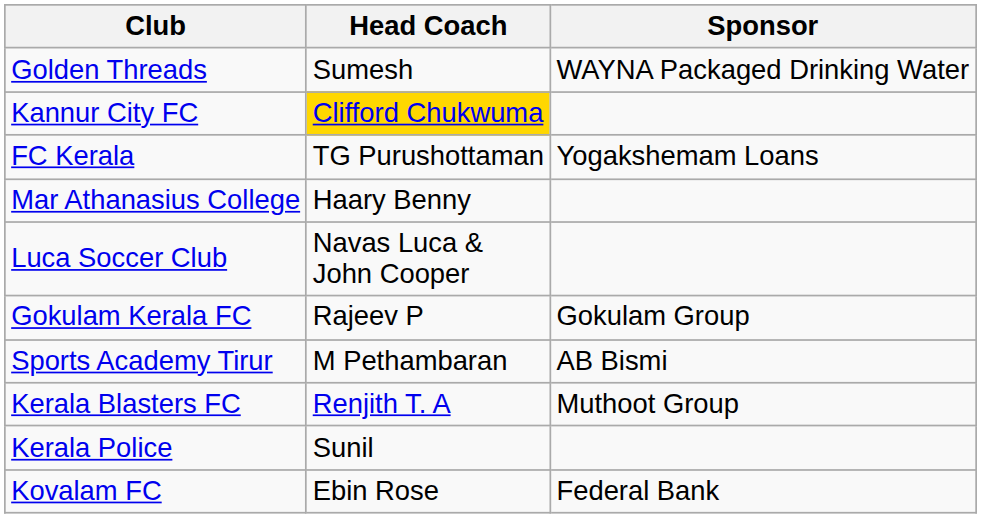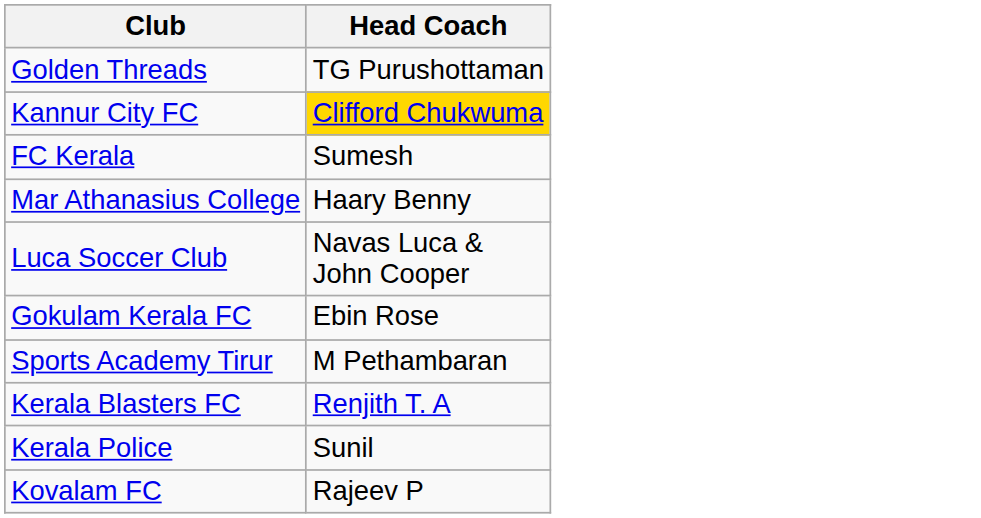- column: (763, 26)
(363, 69) Sumesh -> (428, 69) TG Purushottaman
(428, 156) TG Purushottaman -> (363, 156) Sumesh
(368, 317) Rajeev P -> (376, 317) Ebin Rose
(376, 490) Ebin Rose -> (368, 490) Rajeev P
